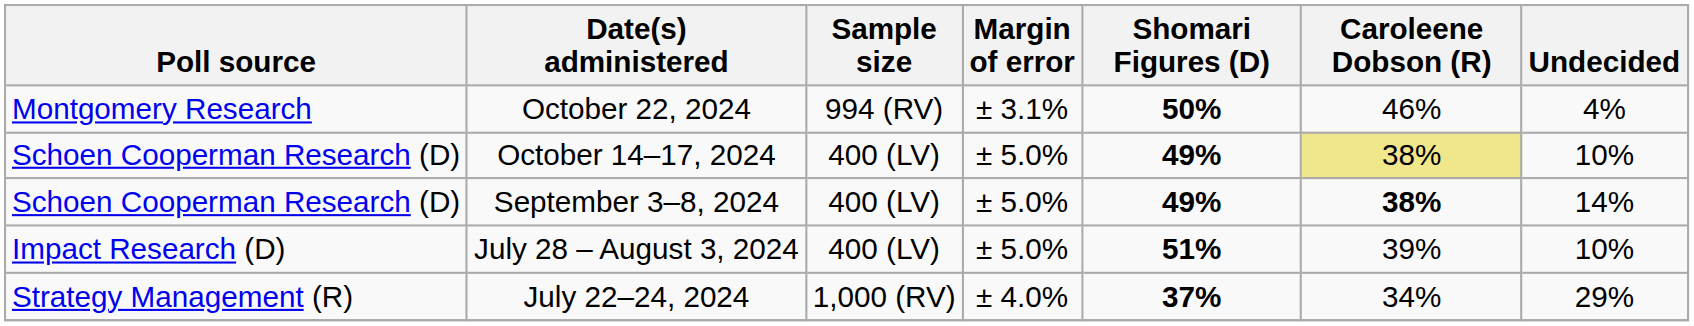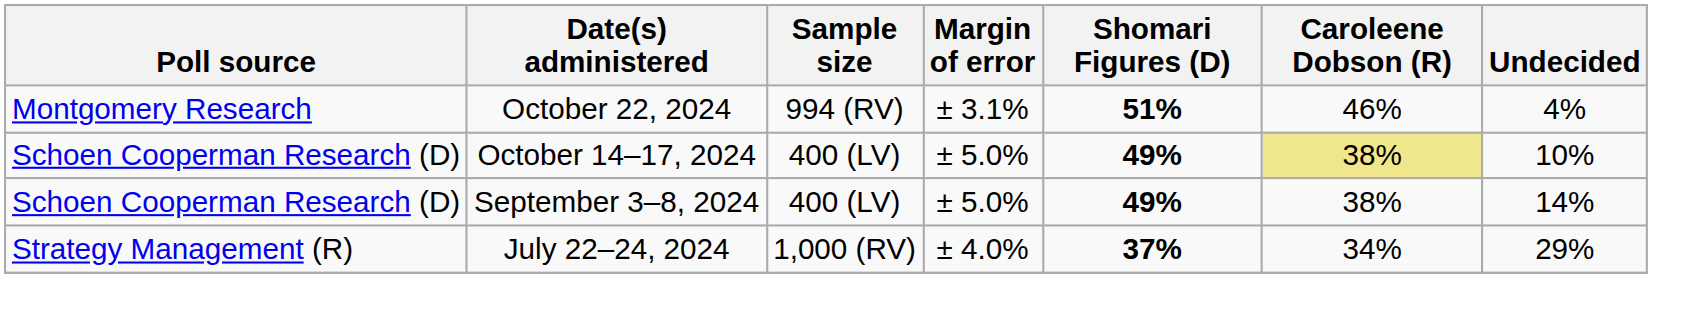(1192, 109) 50% -> (1152, 109) 51%
(1412, 202) bold -> (1372, 202) normal
- row: (636, 249)
